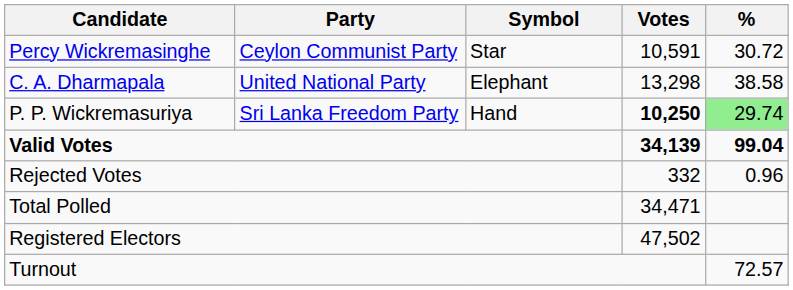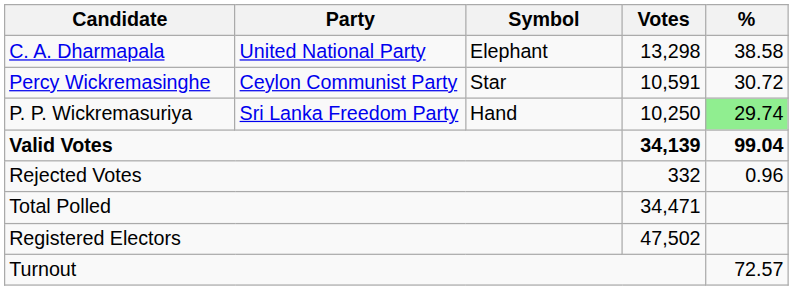rows swapped: (87, 82) <-> (110, 51)
(670, 113) bold -> (670, 113) normal
